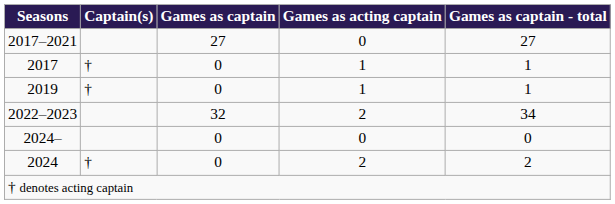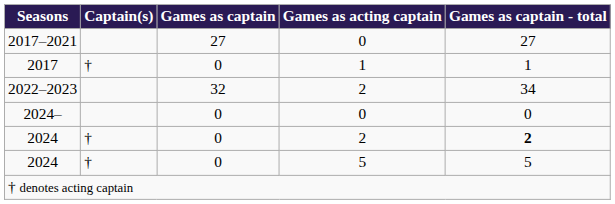- row: (43, 89)
(528, 162) normal -> (528, 138) bold
+ row: (43, 162)
